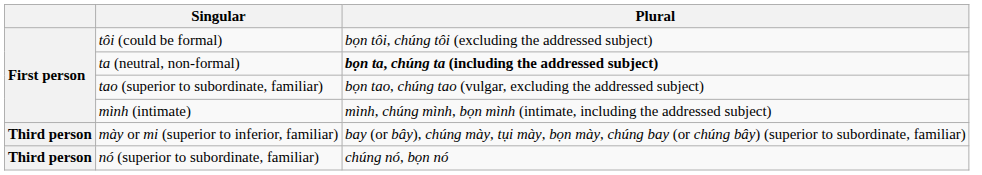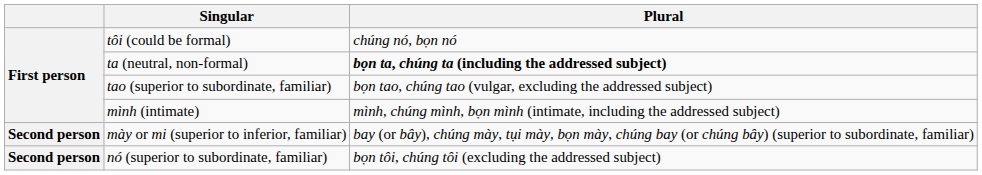(499, 39) bọn tôi, chúng tôi (excluding the addressed subject) -> (405, 39) chúng nó, bọn nó
(50, 134) Third person -> (54, 134) Second person
(50, 157) Third person -> (54, 157) Second person
(397, 157) chúng nó, bọn nó -> (507, 157) bọn tôi, chúng tôi (excluding the addressed subject)
